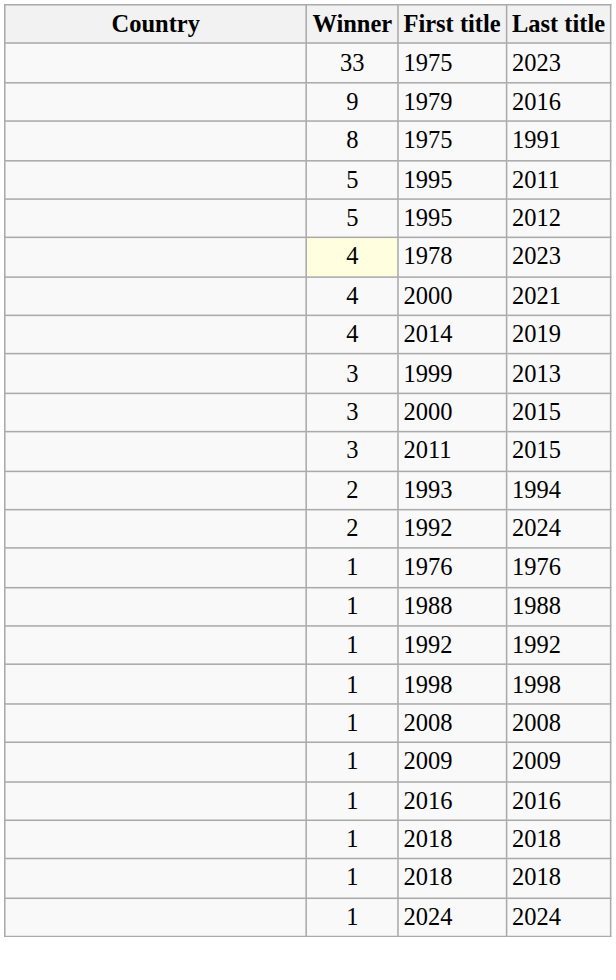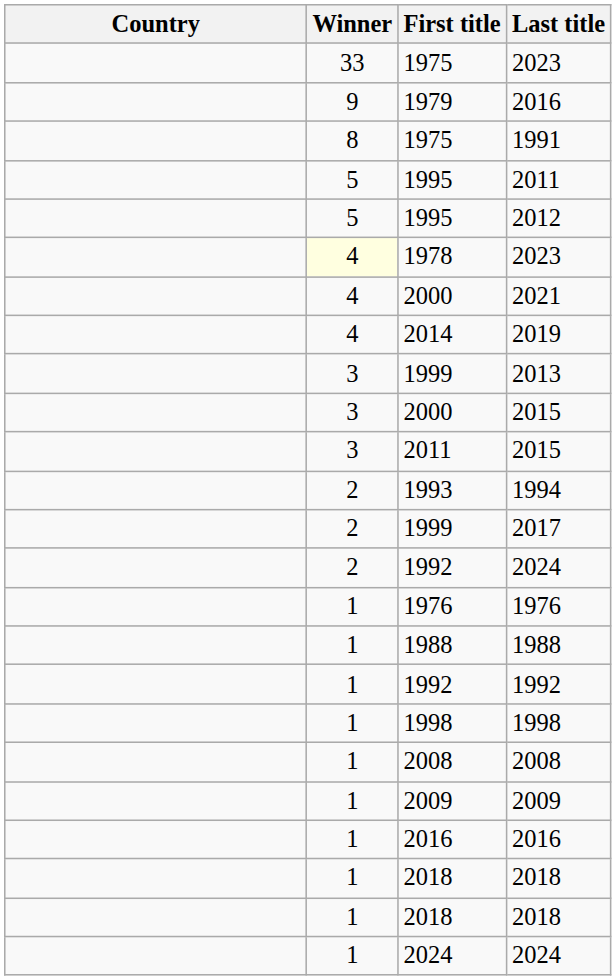+ row: (428, 528)
